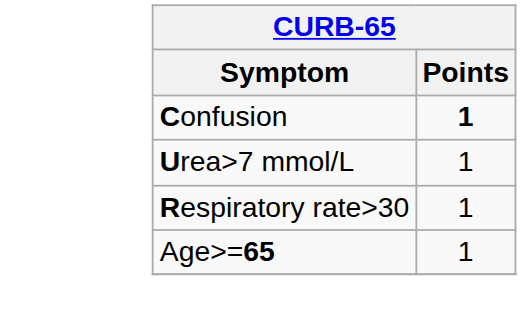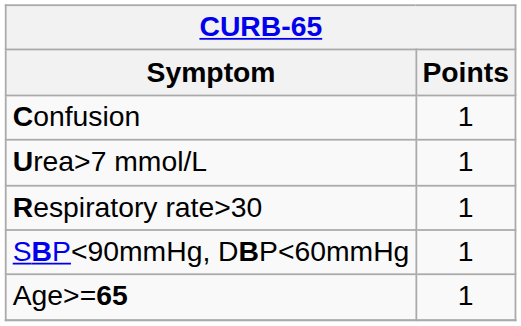(466, 117) bold -> (466, 117) normal
+ row: (211, 251)
